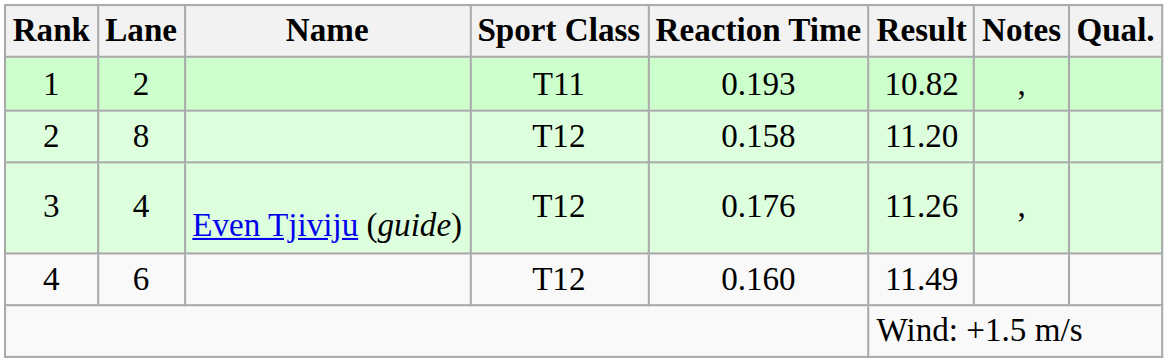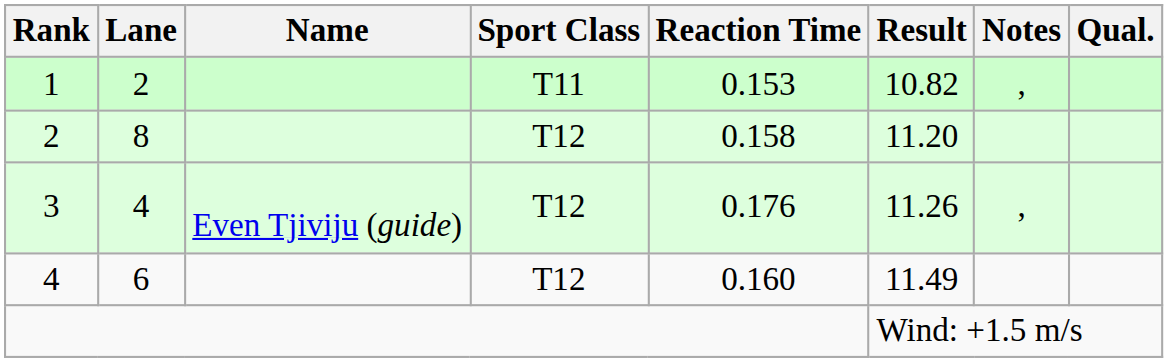(758, 83) 0.193 -> (758, 83) 0.153
